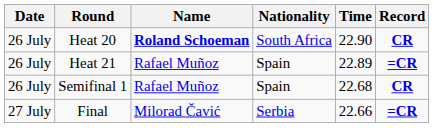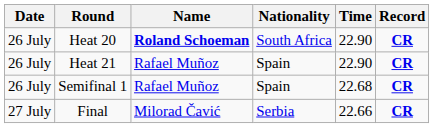(355, 63) 22.89 -> (355, 63) 22.90
(402, 63) =CR -> (402, 63) CR
(402, 110) =CR -> (402, 110) CR
